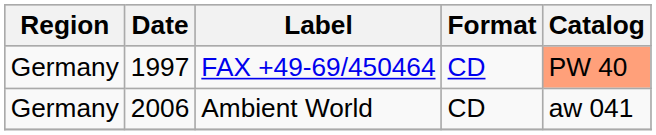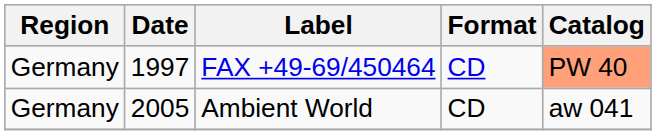(160, 108) 2006 -> (160, 108) 2005
